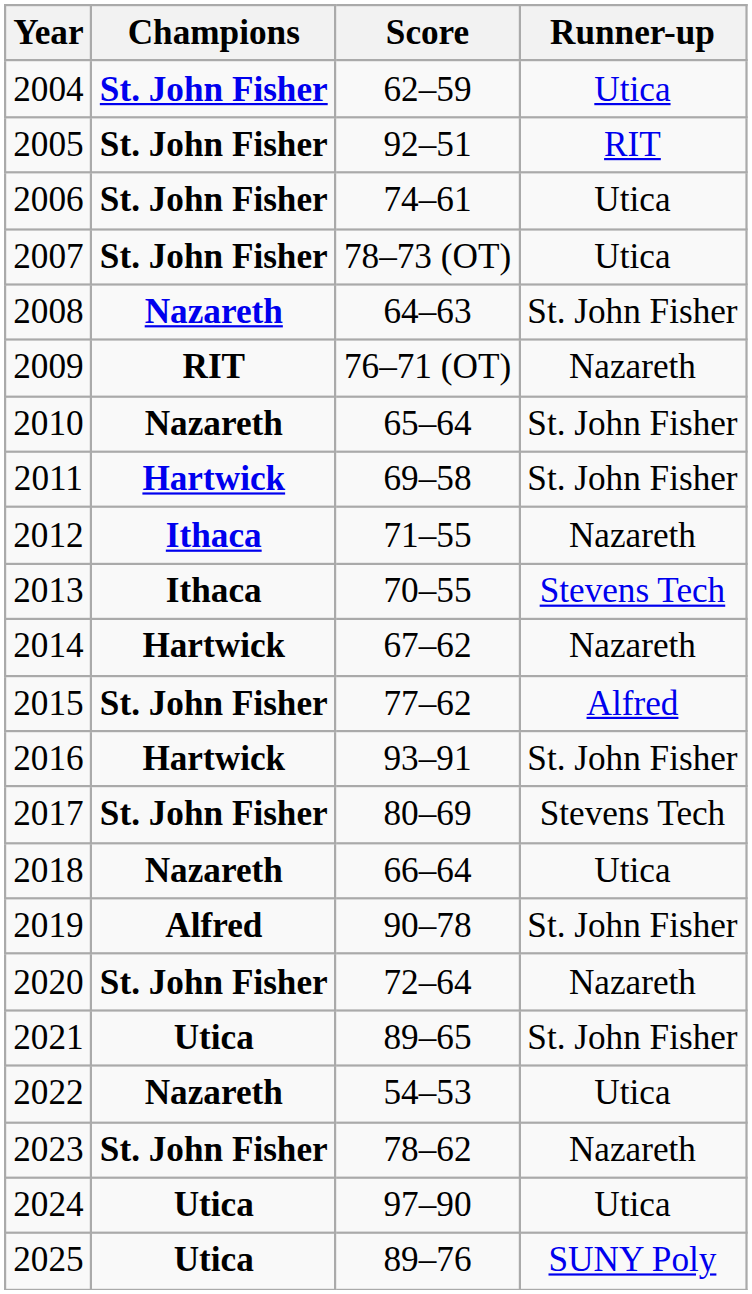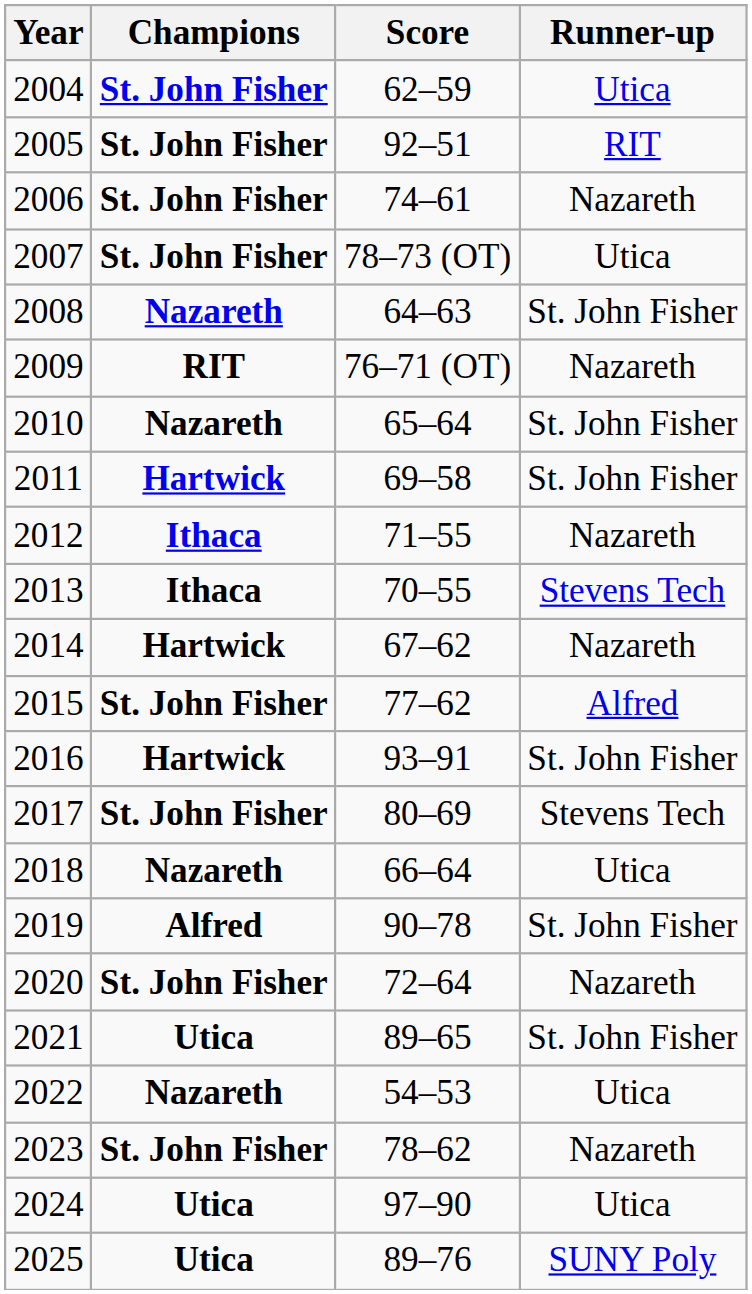(632, 199) Utica -> (632, 199) Nazareth
